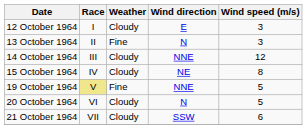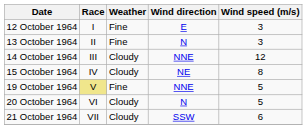(124, 27) Cloudy -> (118, 27) Fine
